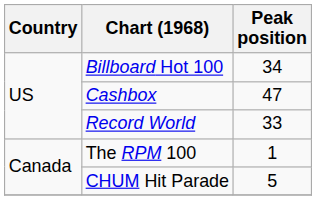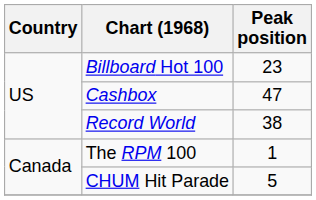(272, 67) 34 -> (272, 67) 23
(272, 124) 33 -> (272, 124) 38
